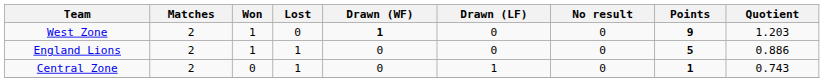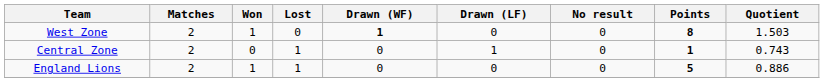(690, 32) 9 -> (690, 32) 8
(772, 32) 1.203 -> (772, 32) 1.503
rows swapped: (77, 50) <-> (77, 68)
